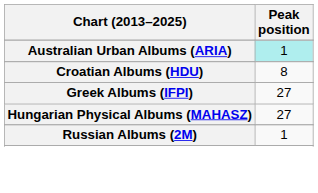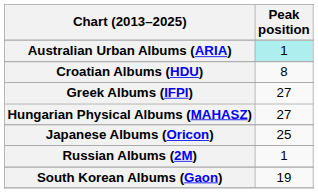+ row: (130, 135)
+ row: (130, 177)
